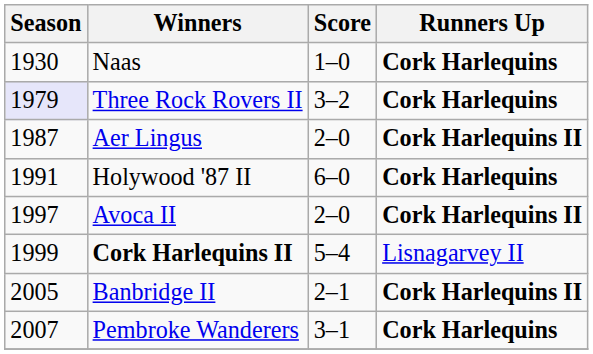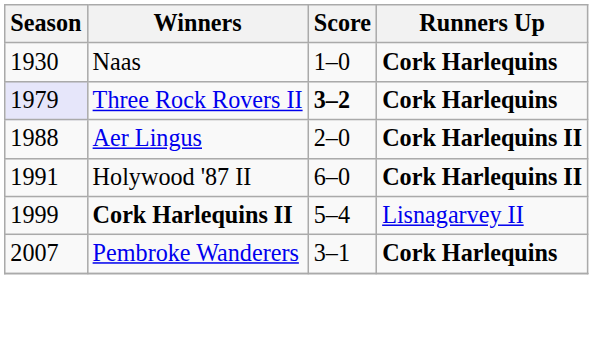(332, 100) normal -> (332, 100) bold
(34, 138) 1987 -> (34, 138) 1988
(470, 176) Cork Harlequins -> (482, 176) Cork Harlequins II
- row: (134, 215)
- row: (154, 291)
